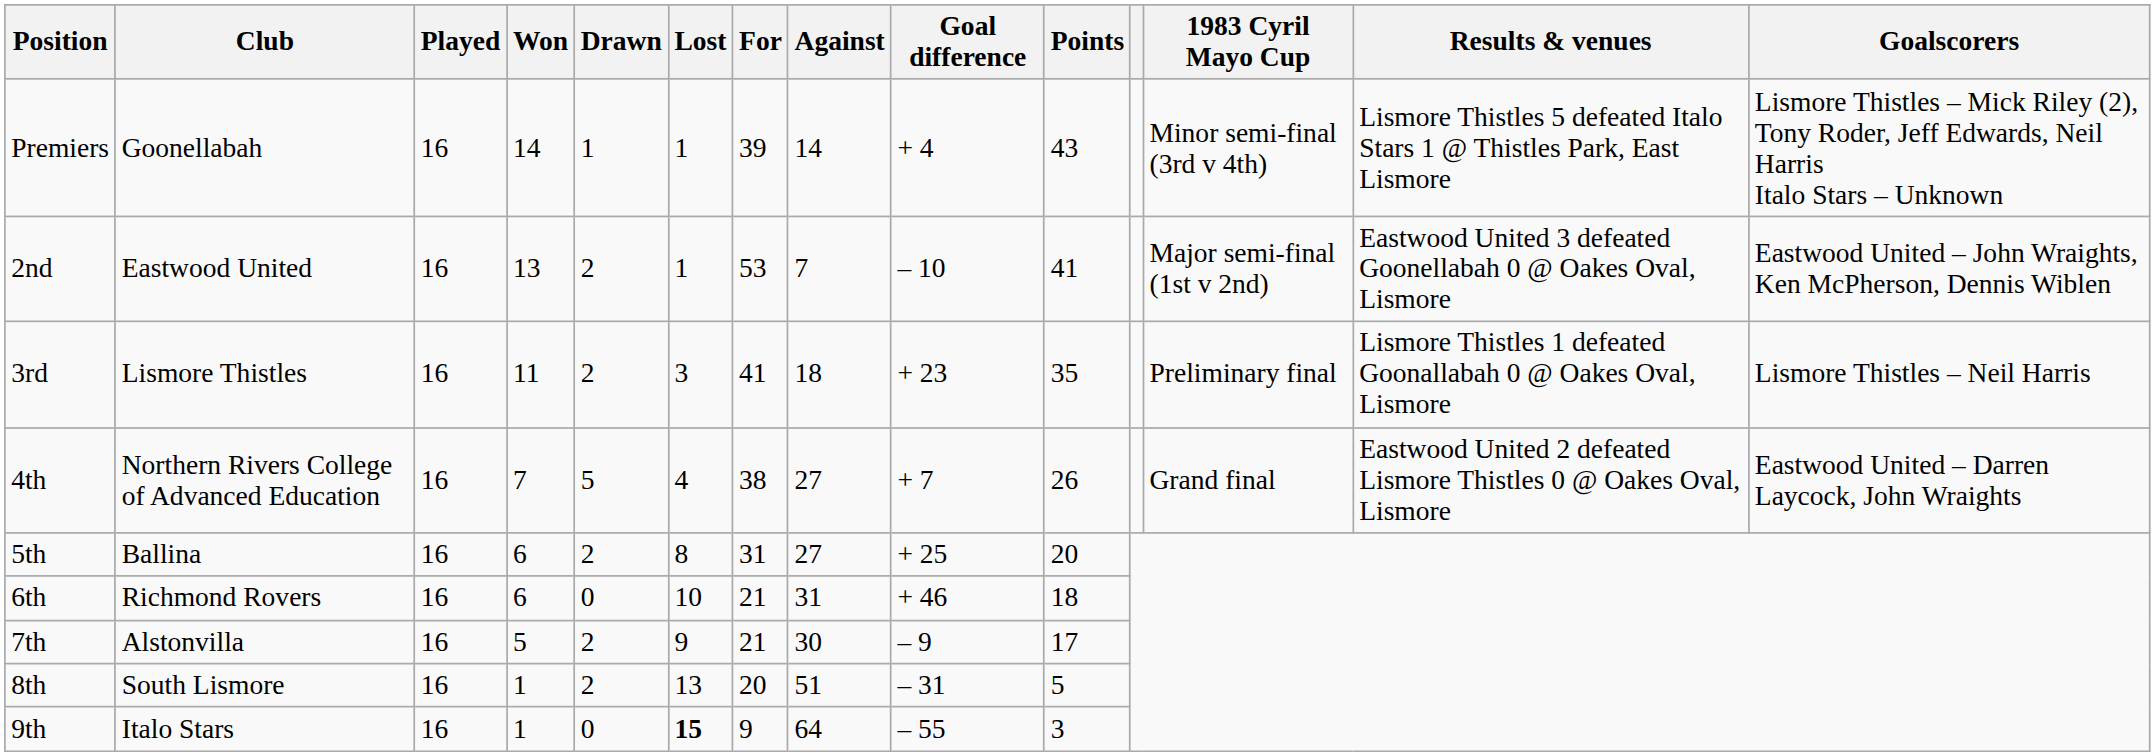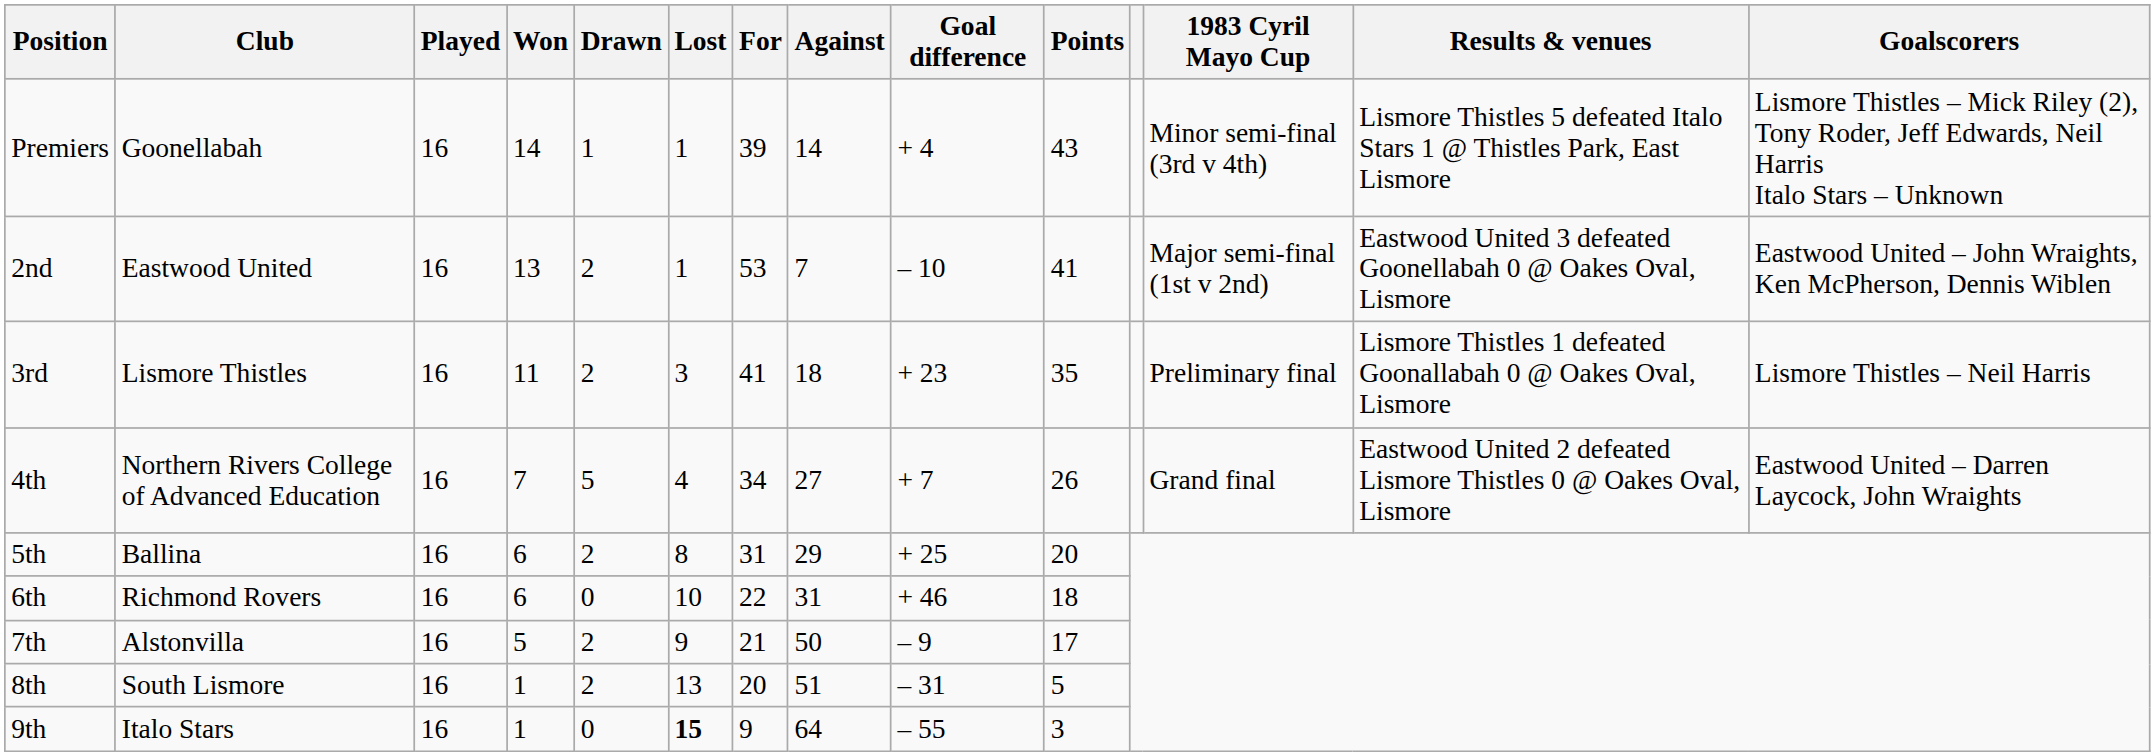(753, 479) 38 -> (753, 479) 34
(808, 554) 27 -> (808, 554) 29
(753, 597) 21 -> (753, 597) 22
(808, 641) 30 -> (808, 641) 50
